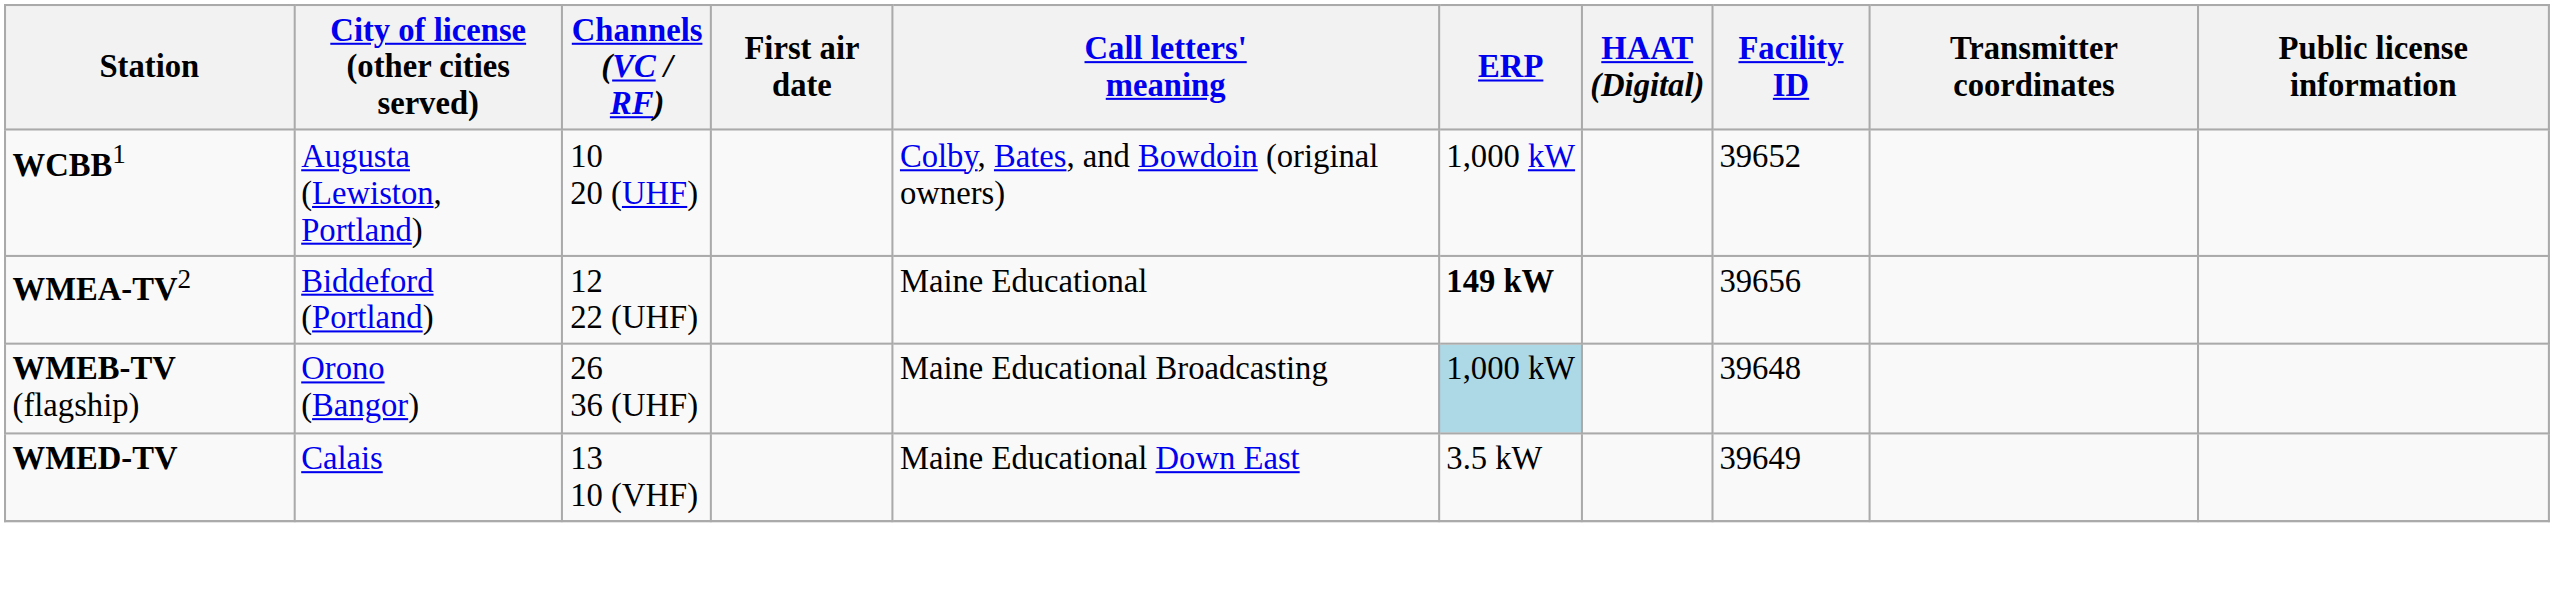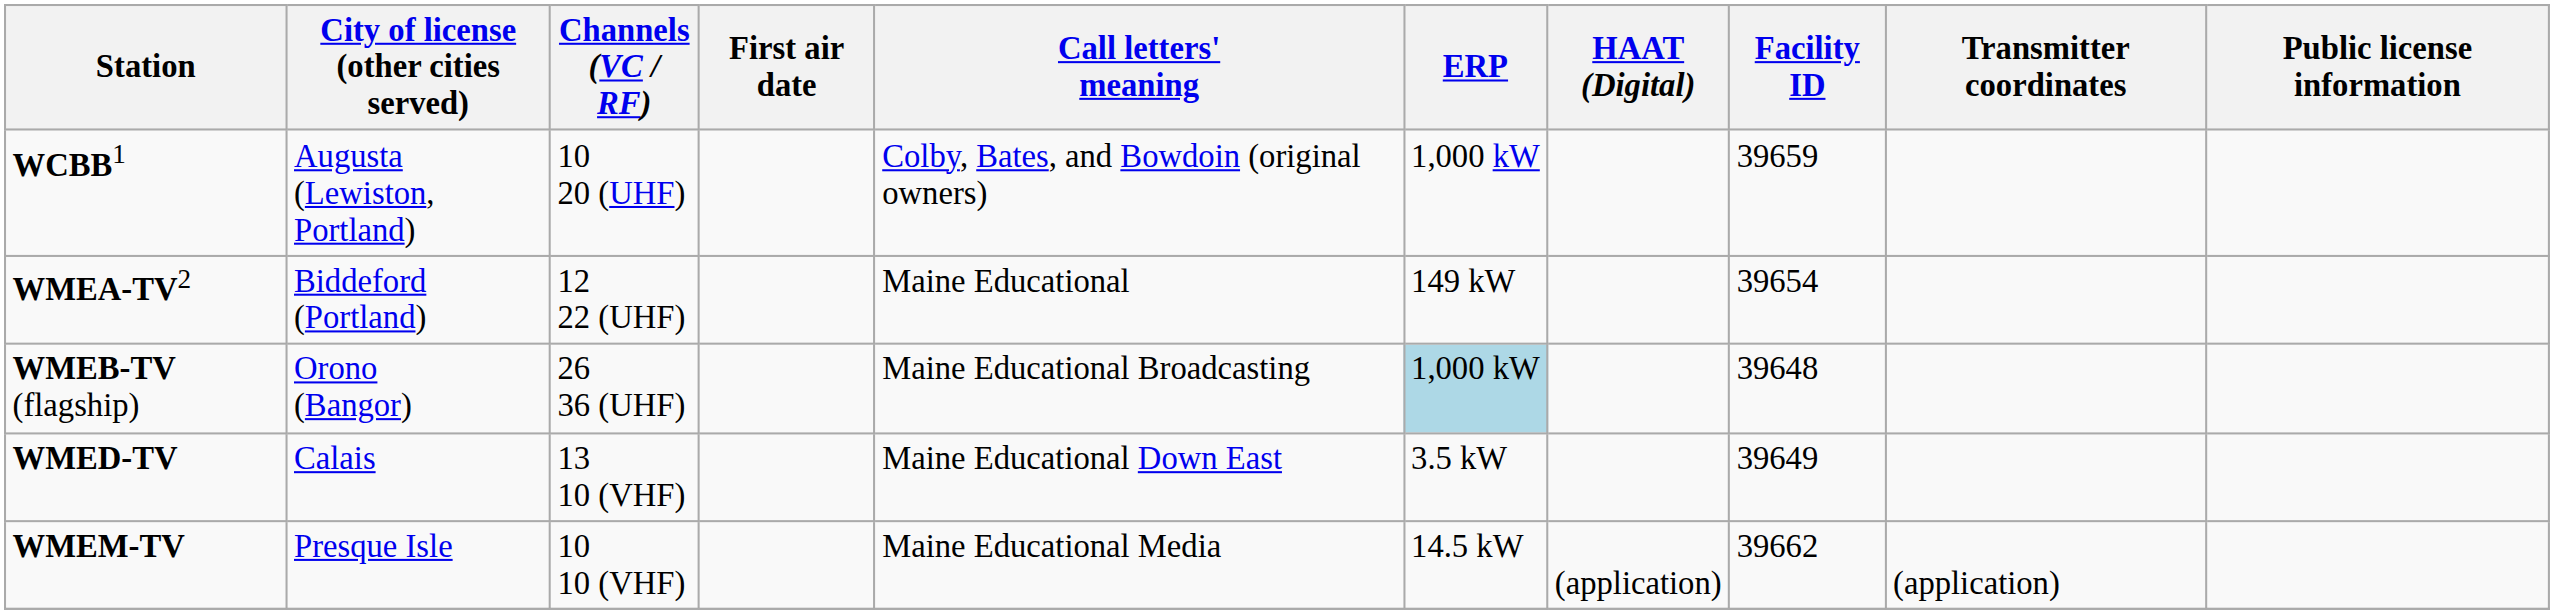(1760, 155) 39652 -> (1777, 155) 39659
(1500, 280) bold -> (1463, 280) normal
(1760, 280) 39656 -> (1777, 280) 39654
+ row: (99, 546)
